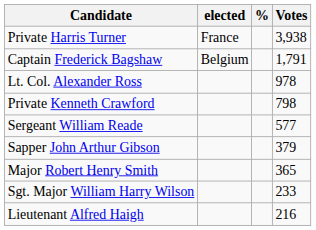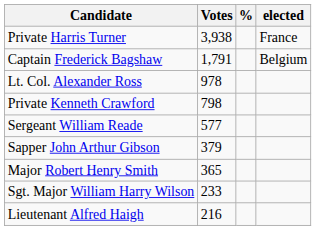columns swapped: (291, 15) <-> (225, 15)
